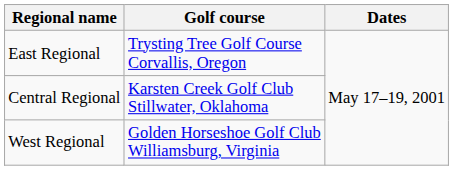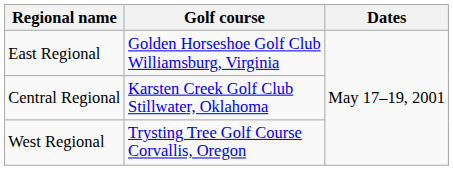(215, 52) Trysting Tree Golf Course Corvallis, Oregon -> (224, 52) Golden Horseshoe Golf Club Williamsburg, Virginia
(224, 142) Golden Horseshoe Golf Club Williamsburg, Virginia -> (215, 142) Trysting Tree Golf Course Corvallis, Oregon
